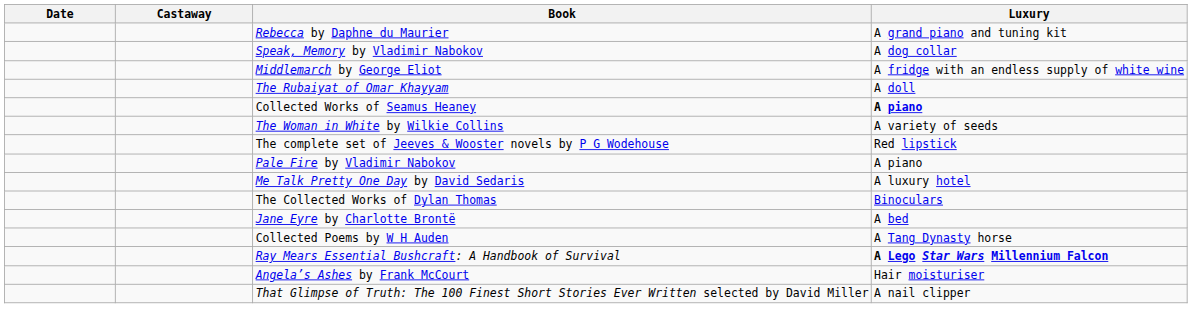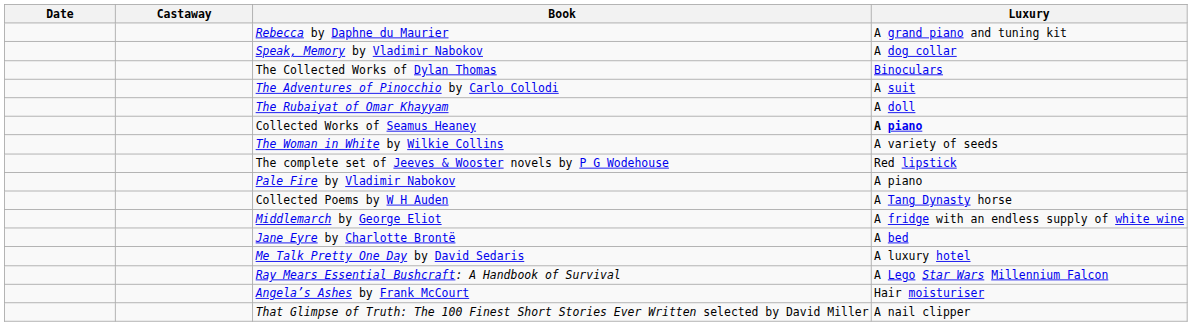rows swapped: (349, 70) <-> (376, 200)
+ row: (407, 88)
rows swapped: (390, 182) <-> (352, 238)
(991, 256) bold -> (991, 275) normal
